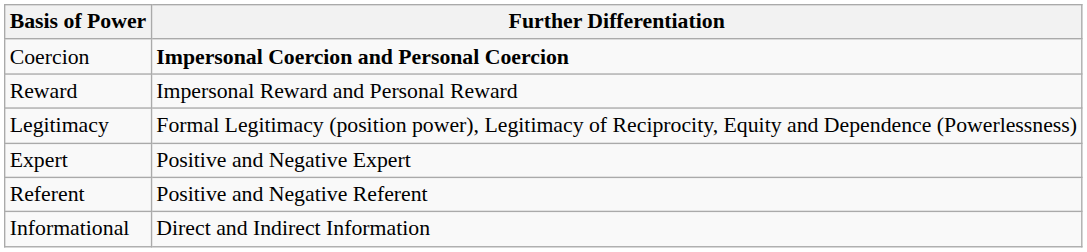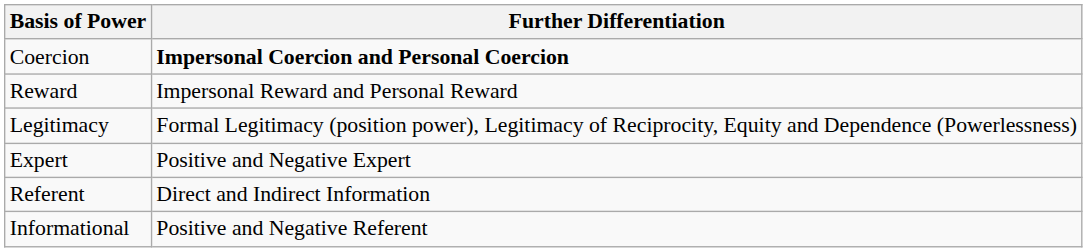(292, 194) Positive and Negative Referent -> (293, 194) Direct and Indirect Information
(293, 228) Direct and Indirect Information -> (292, 228) Positive and Negative Referent
